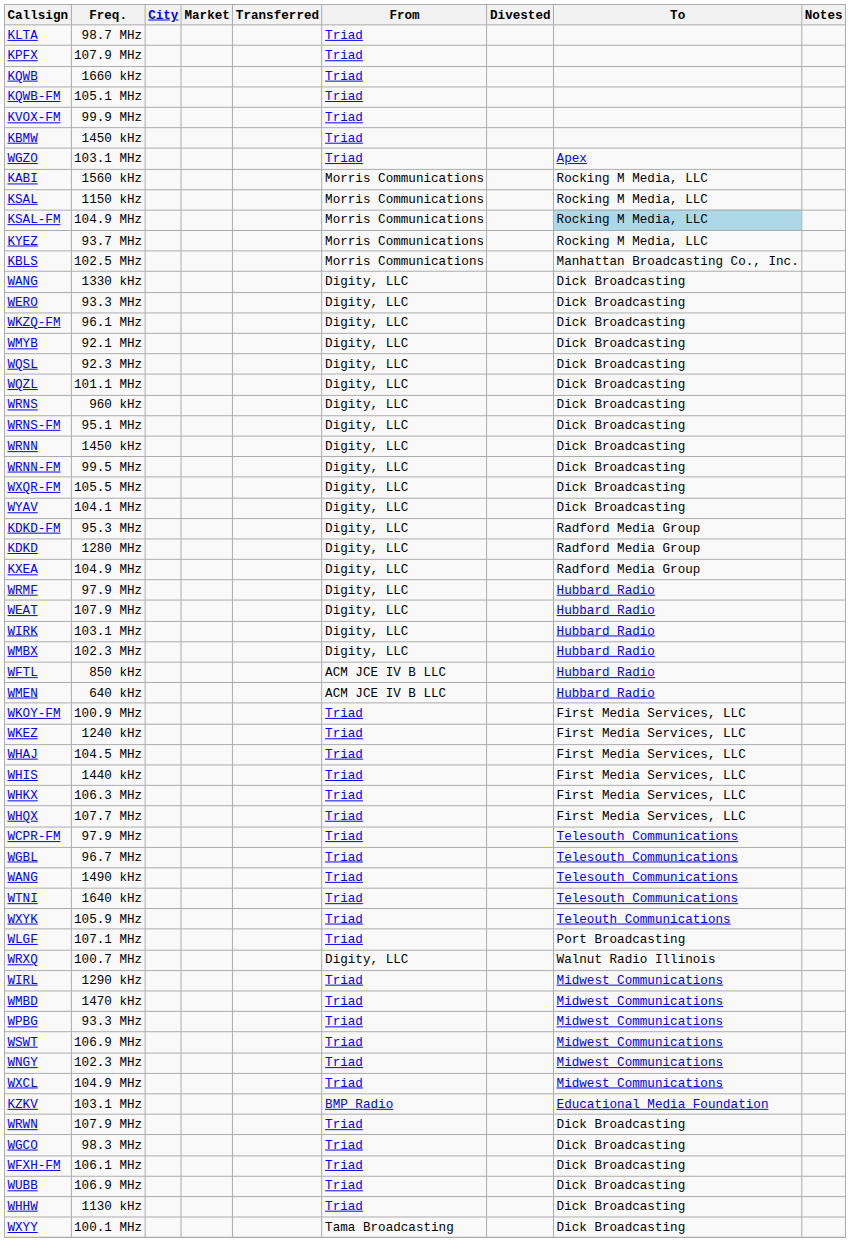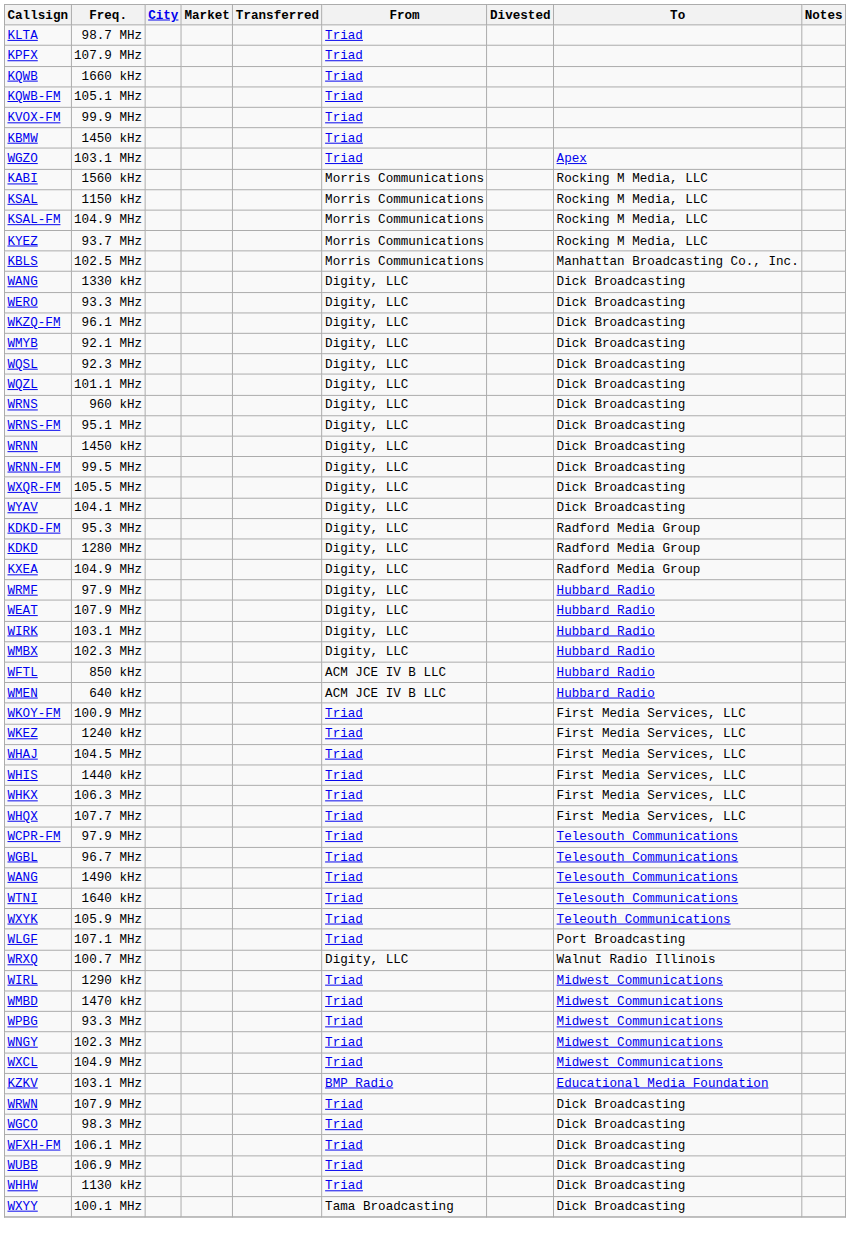(632, 220) lightblue background -> (632, 220) no background
- row: (23, 1042)
